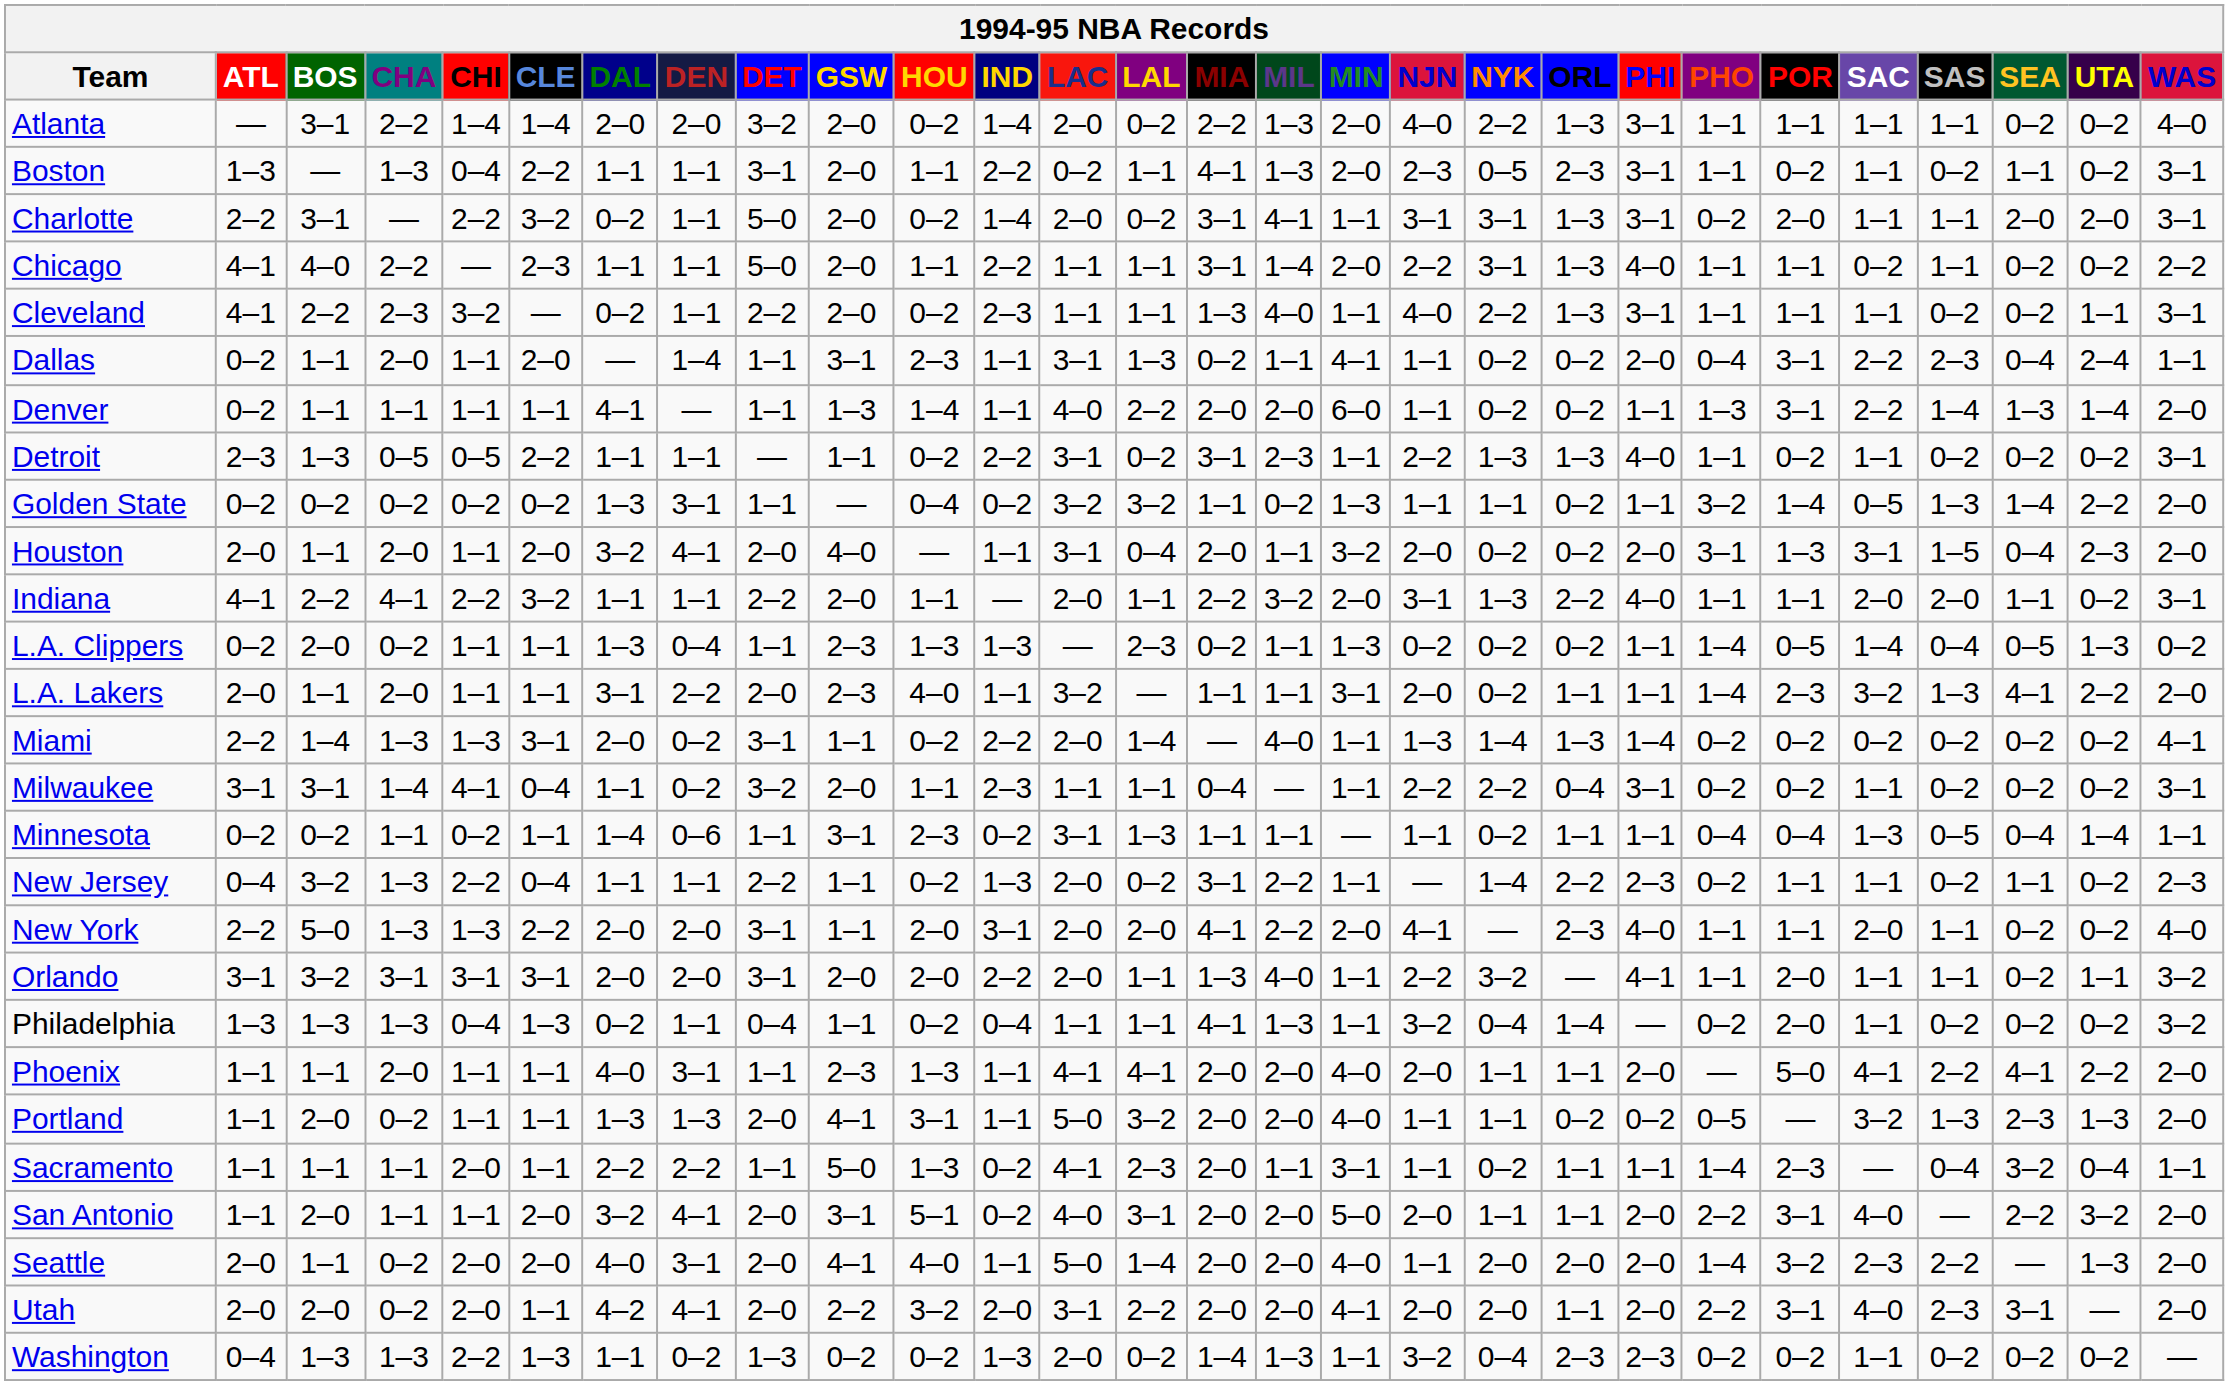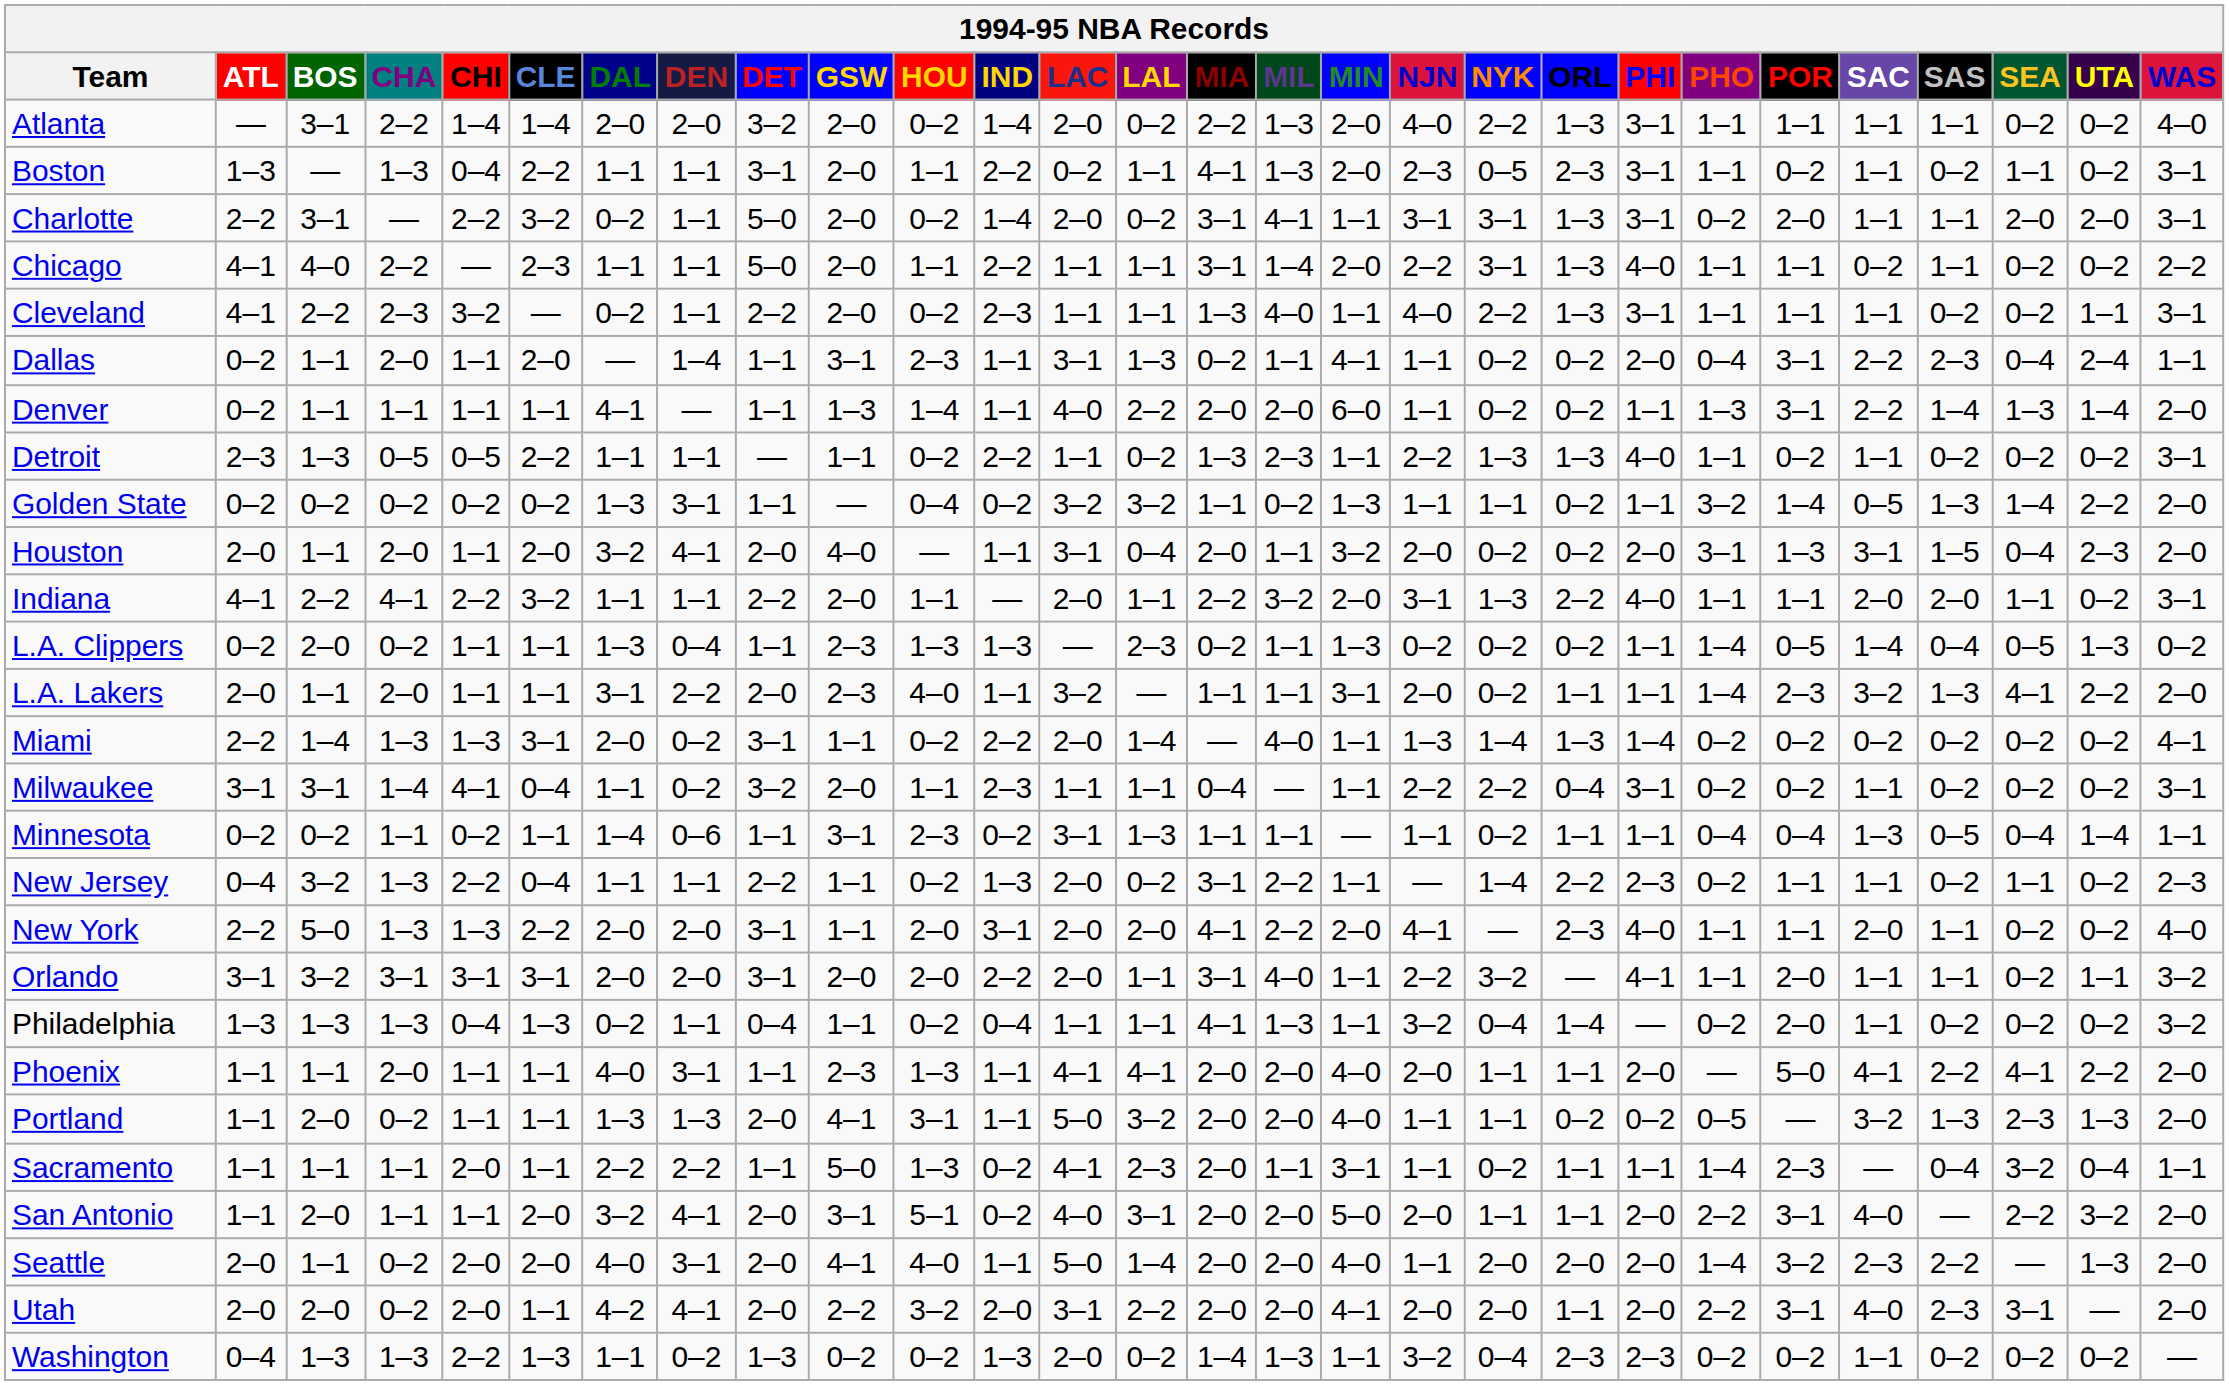(1078, 456) 3–1 -> (1078, 456) 1–1
(1222, 456) 3–1 -> (1222, 456) 1–3
(1222, 977) 1–3 -> (1222, 977) 3–1
